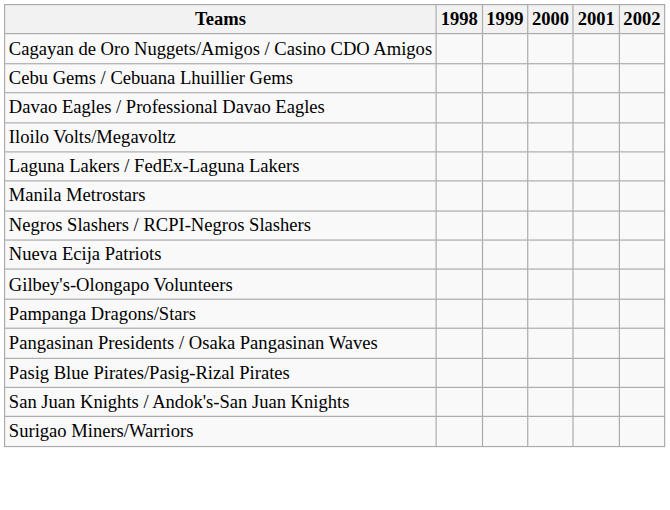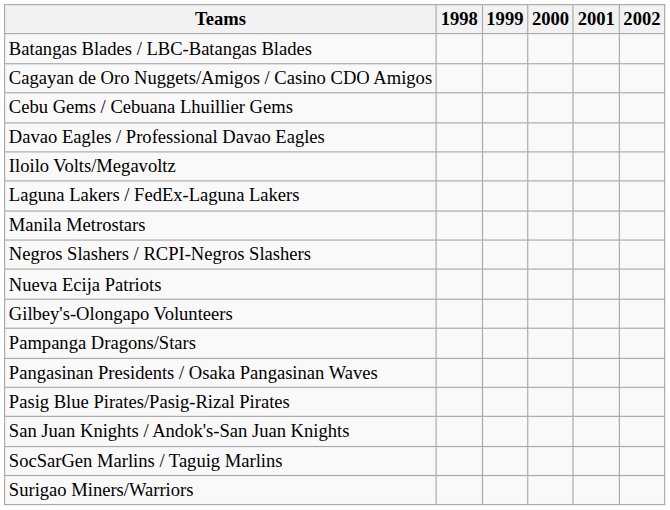+ row: (160, 48)
+ row: (146, 460)
